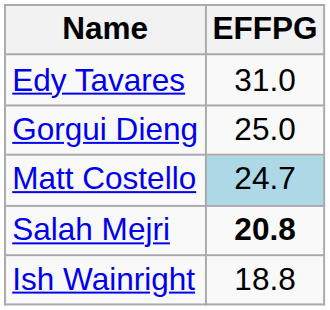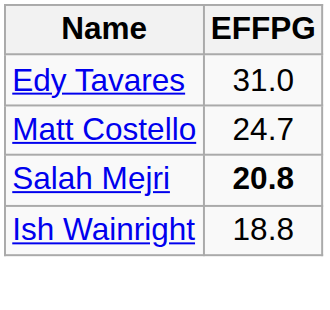- row: (105, 129)
(265, 179) lightblue background -> (263, 129) no background
